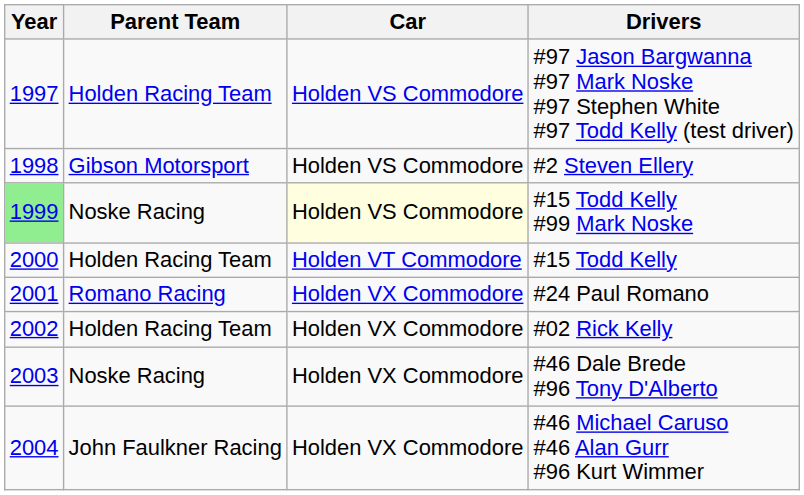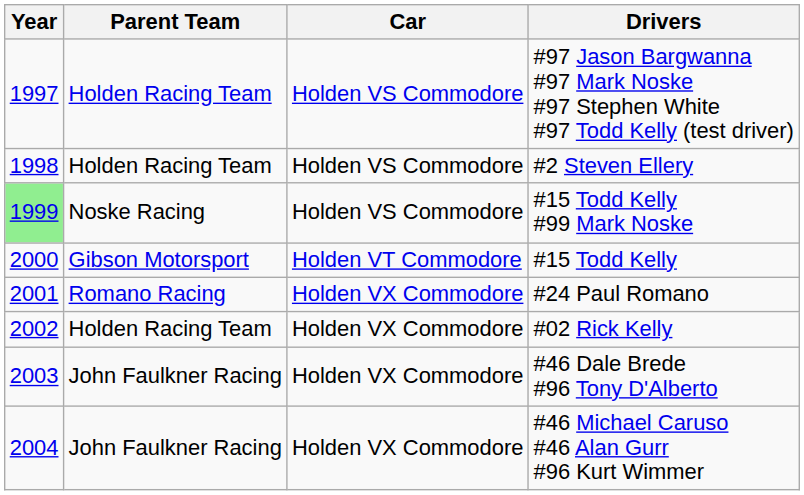(159, 165) Gibson Motorsport -> (170, 165) Holden Racing Team
(408, 212) lightyellow background -> (408, 212) no background
(170, 259) Holden Racing Team -> (159, 259) Gibson Motorsport
(137, 376) Noske Racing -> (175, 376) John Faulkner Racing
